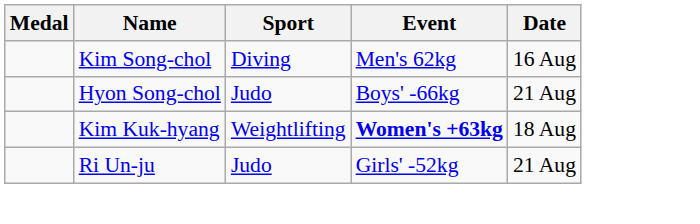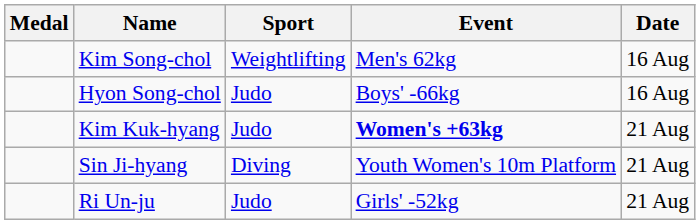(261, 58) Diving -> (288, 58) Weightlifting
(544, 93) 21 Aug -> (658, 93) 16 Aug
(288, 129) Weightlifting -> (251, 129) Judo
(544, 129) 18 Aug -> (658, 129) 21 Aug
+ row: (133, 165)
